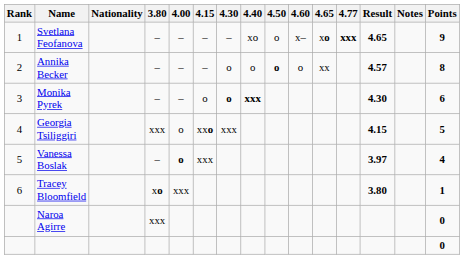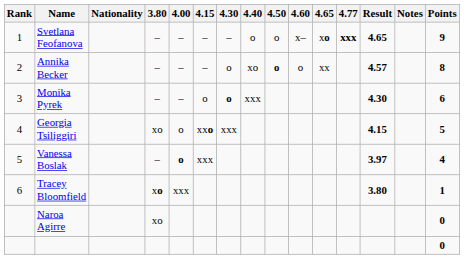(253, 37) xo -> (253, 37) o
(253, 68) o -> (253, 68) xo
(253, 98) bold -> (253, 98) normal
(157, 129) xxx -> (157, 129) xo
(157, 221) xxx -> (157, 221) xo
